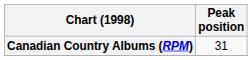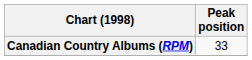(221, 45) 31 -> (221, 45) 33
